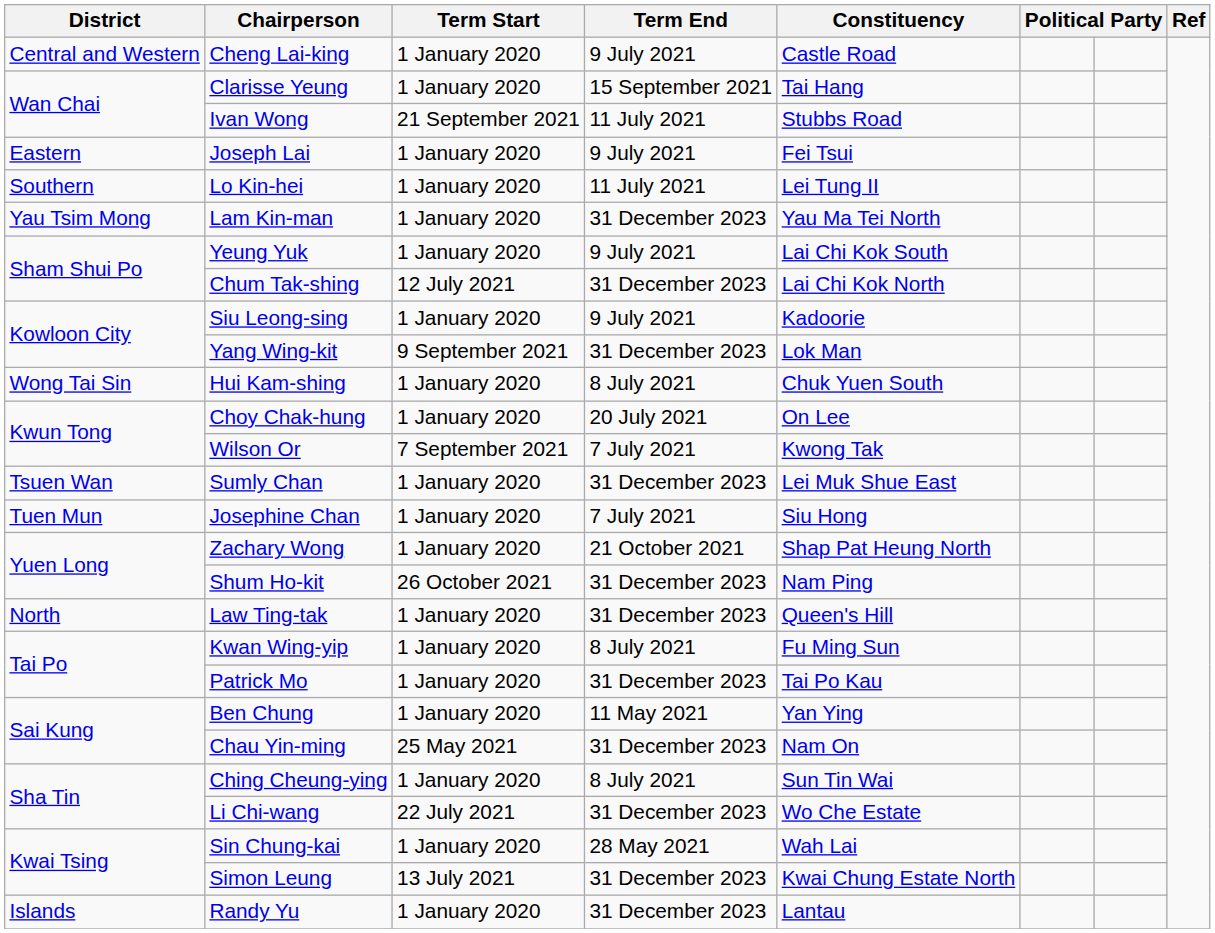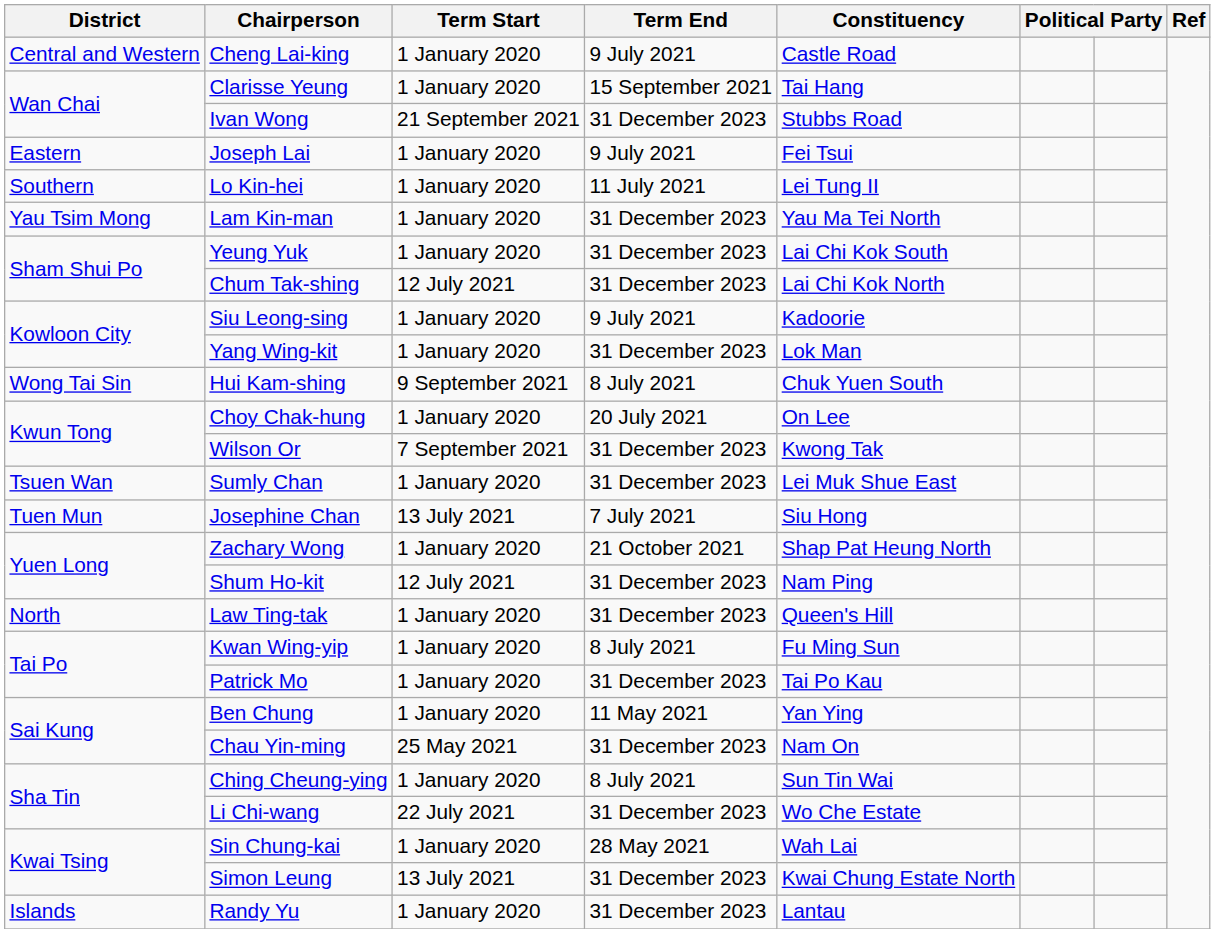(648, 119) 11 July 2021 -> (678, 119) 31 December 2023
(643, 251) 9 July 2021 -> (678, 251) 31 December 2023
(483, 350) 9 September 2021 -> (469, 350) 1 January 2020
(469, 383) 1 January 2020 -> (483, 383) 9 September 2021
(643, 449) 7 July 2021 -> (678, 449) 31 December 2023
(469, 515) 1 January 2020 -> (456, 515) 13 July 2021
(475, 581) 26 October 2021 -> (456, 581) 12 July 2021
